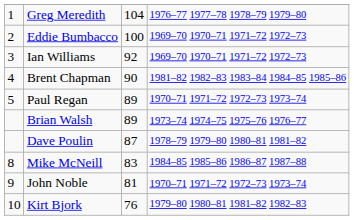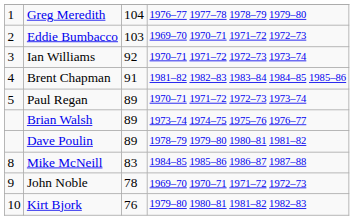(134, 36) 100 -> (134, 36) 103
(228, 57) 1969–70 1970–71 1971–72 1972–73 -> (228, 57) 1970–71 1971–72 1972–73 1973–74
(131, 78) 90 -> (131, 78) 91
(131, 141) 87 -> (131, 141) 89
(131, 183) 81 -> (131, 183) 78
(228, 183) 1970–71 1971–72 1972–73 1973–74 -> (228, 183) 1969–70 1970–71 1971–72 1972–73
